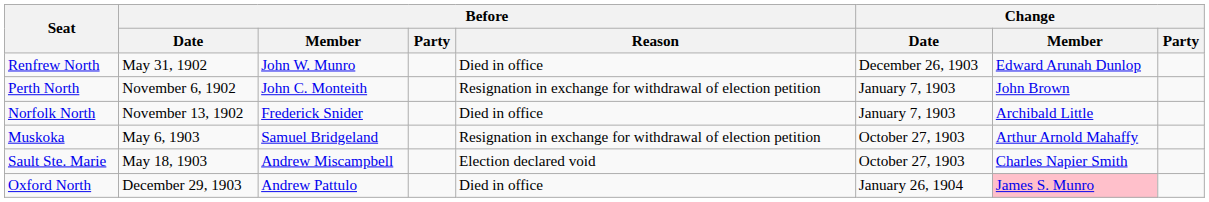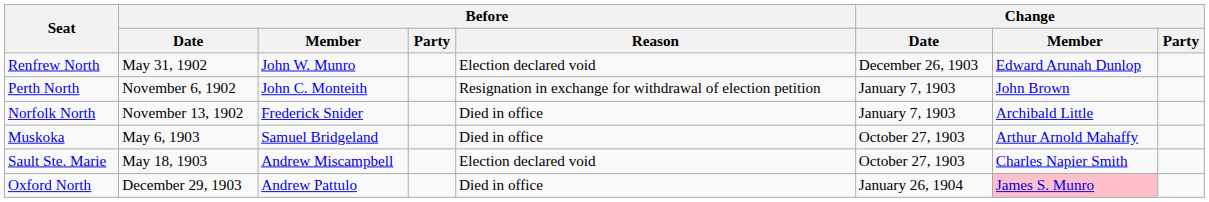(501, 64) Died in office -> (527, 64) Election declared void
(640, 137) Resignation in exchange for withdrawal of election petition -> (501, 137) Died in office
